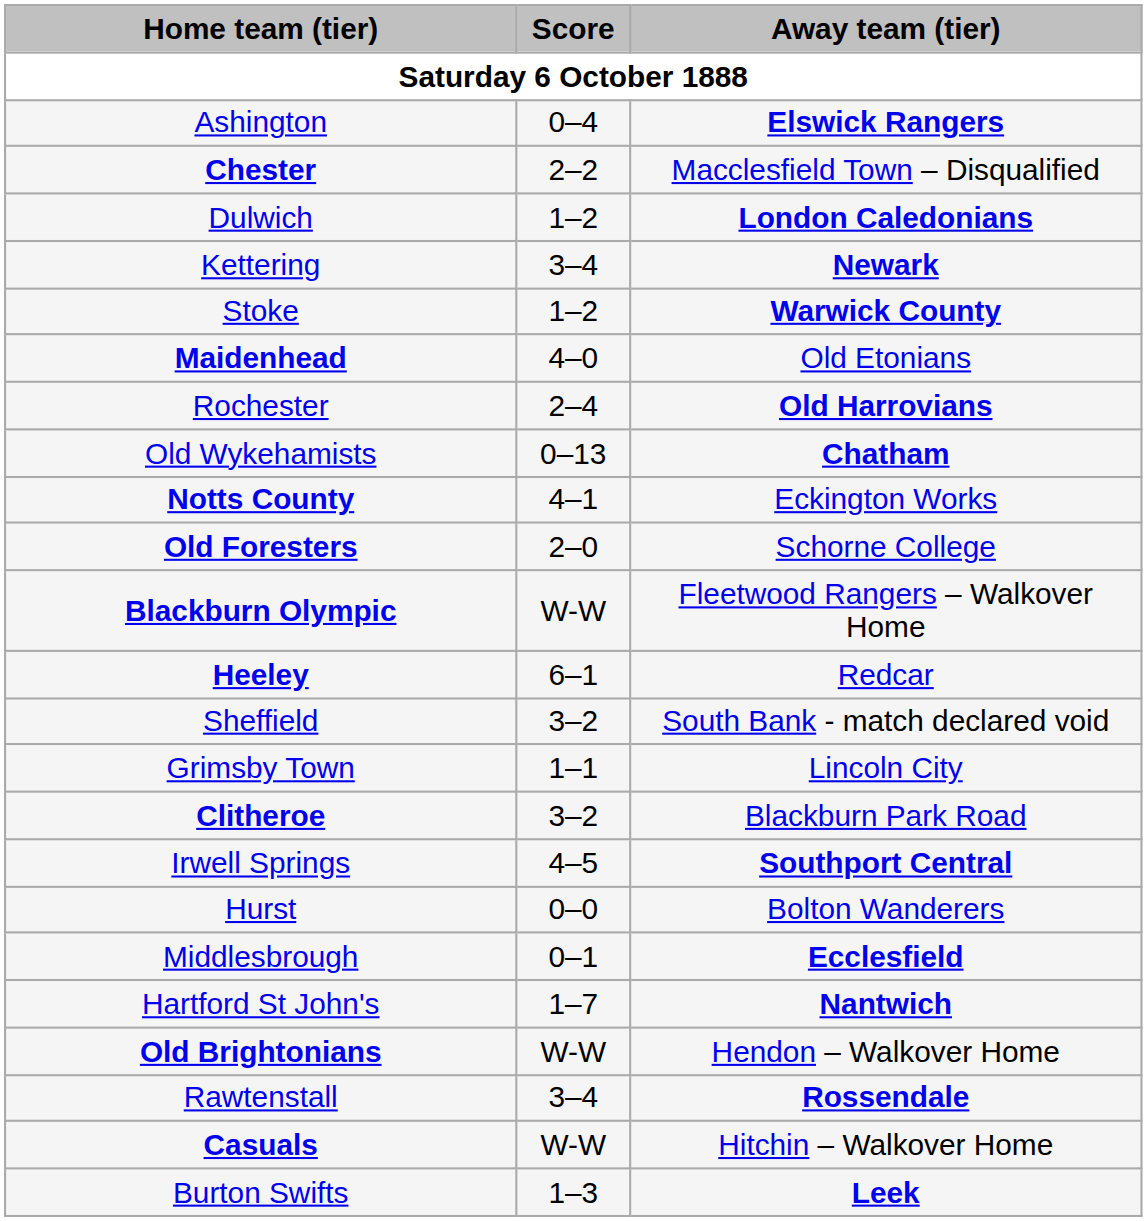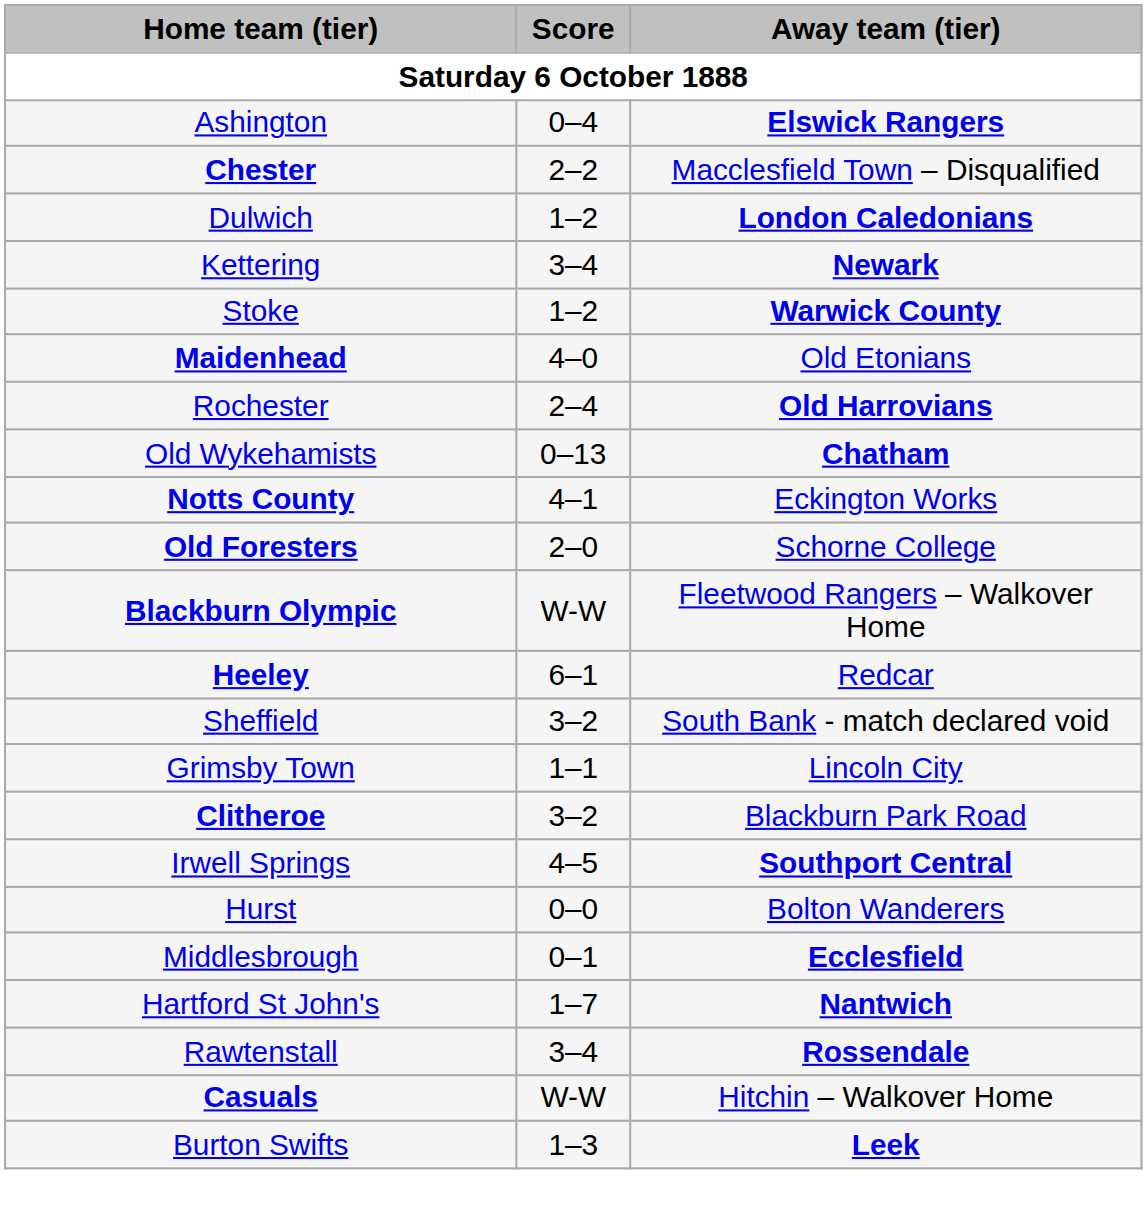- row: (261, 1051)
